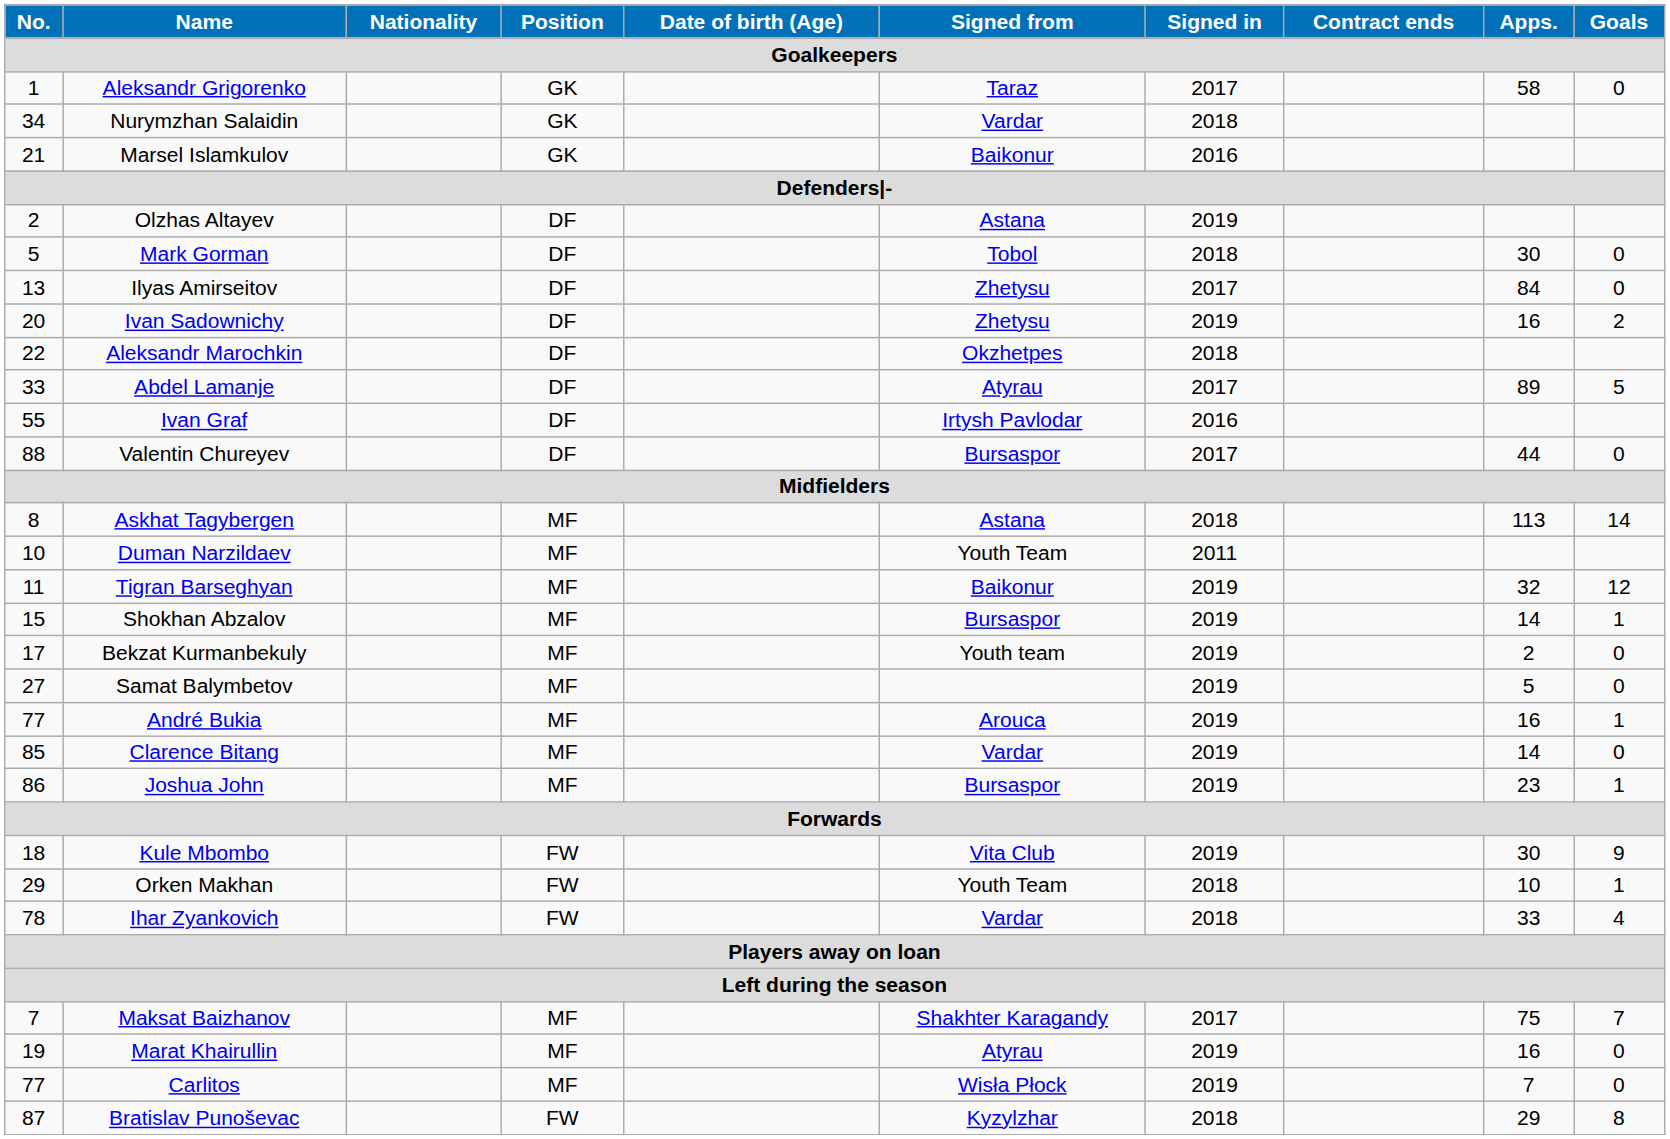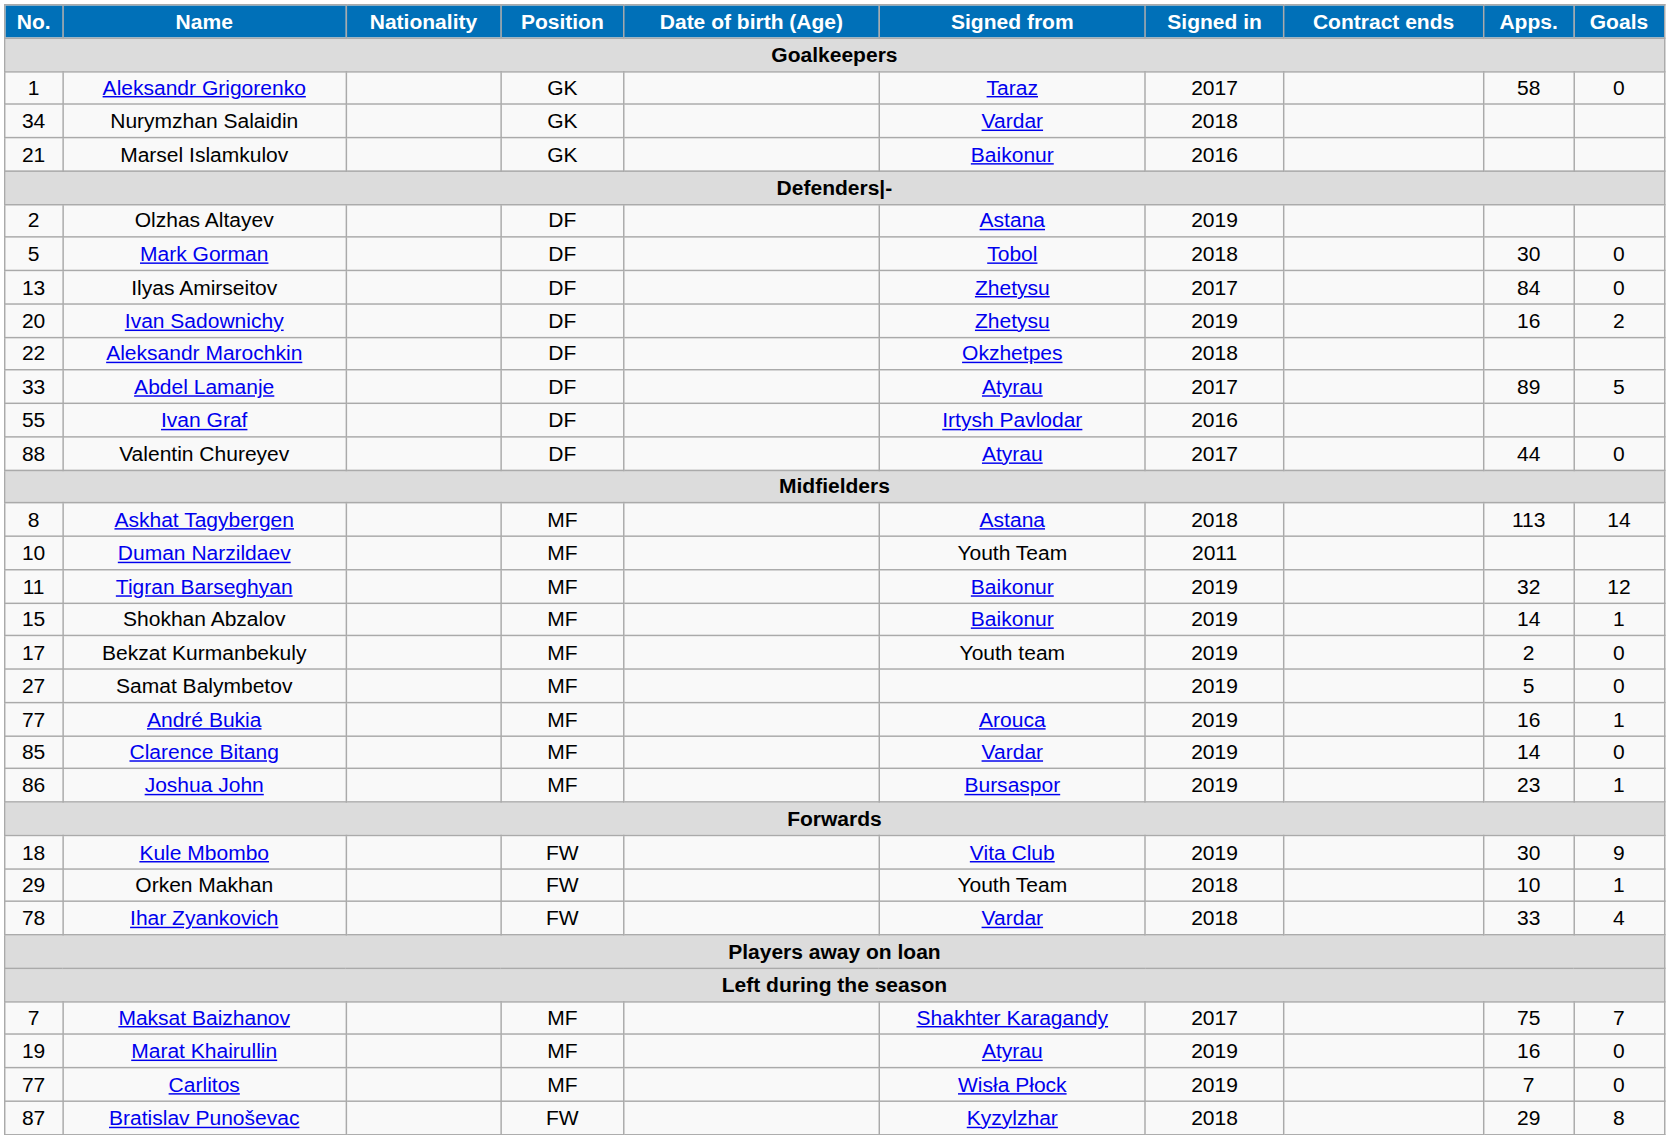(1012, 454) Bursaspor -> (1012, 454) Atyrau
(1012, 620) Bursaspor -> (1012, 620) Baikonur
